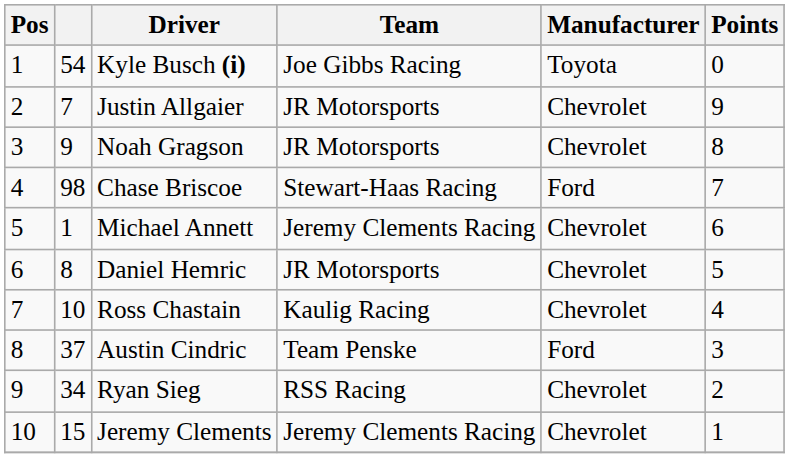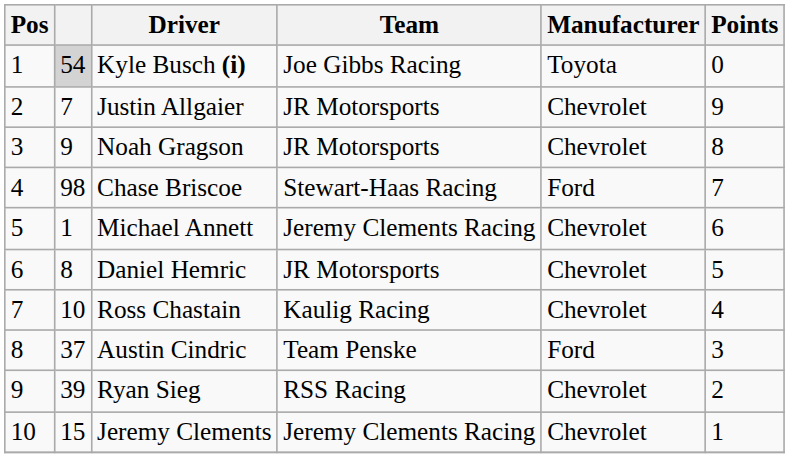(73, 65) no background -> (73, 65) lightgrey background
(73, 390) 34 -> (73, 390) 39
